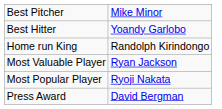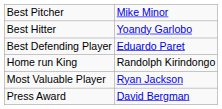+ row: (59, 46)
- row: (54, 79)
